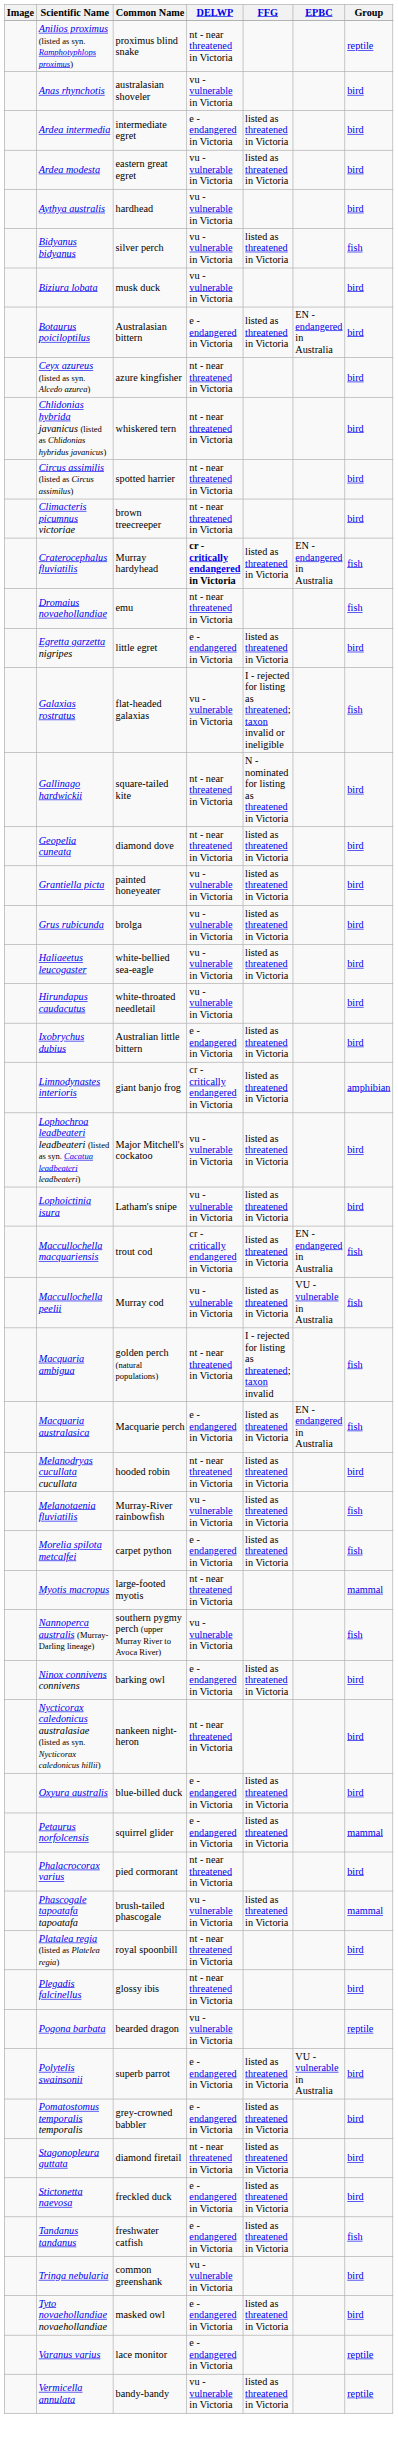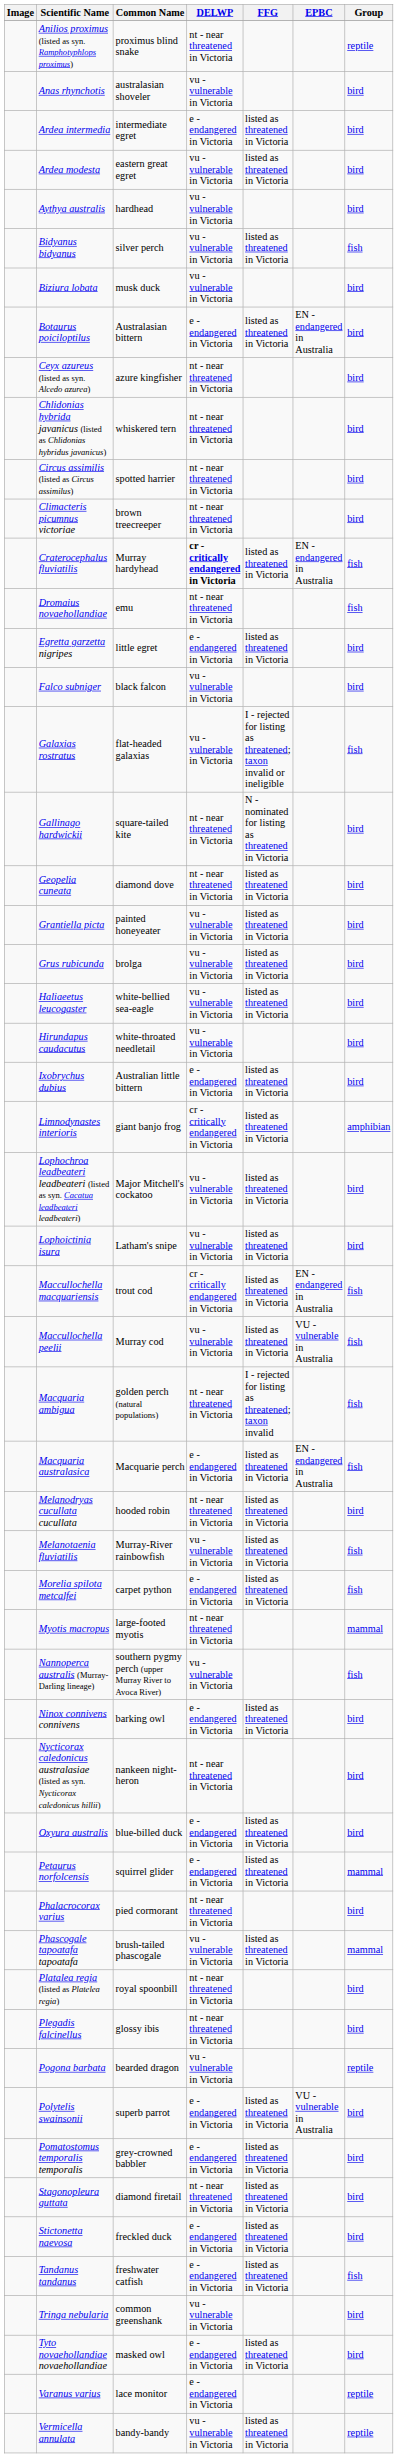+ row: (70, 687)
